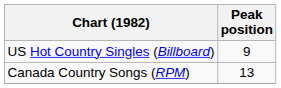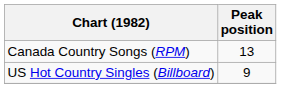rows swapped: (99, 72) <-> (111, 51)
